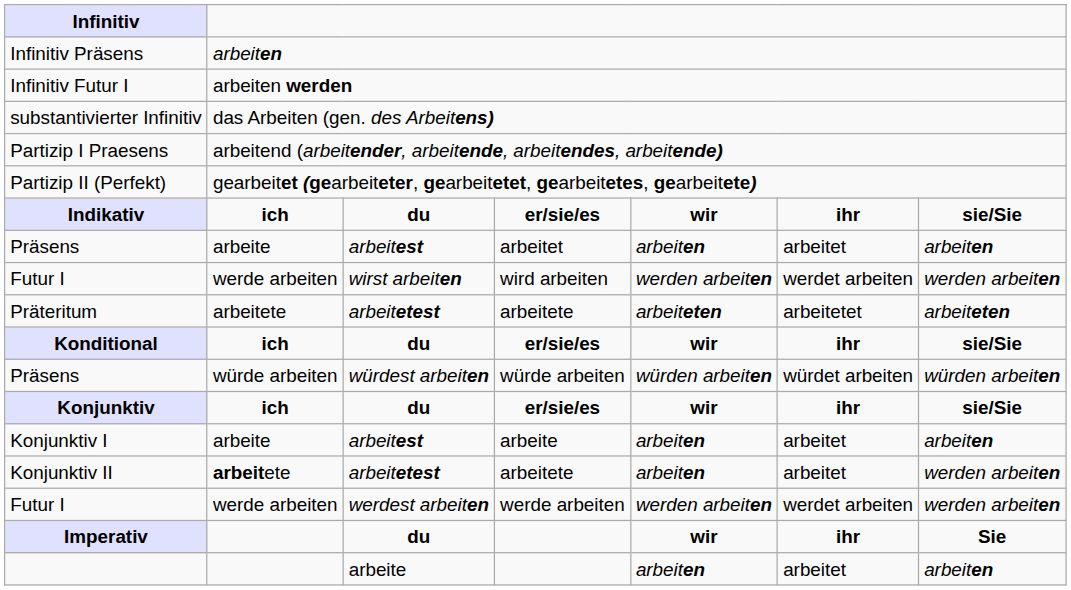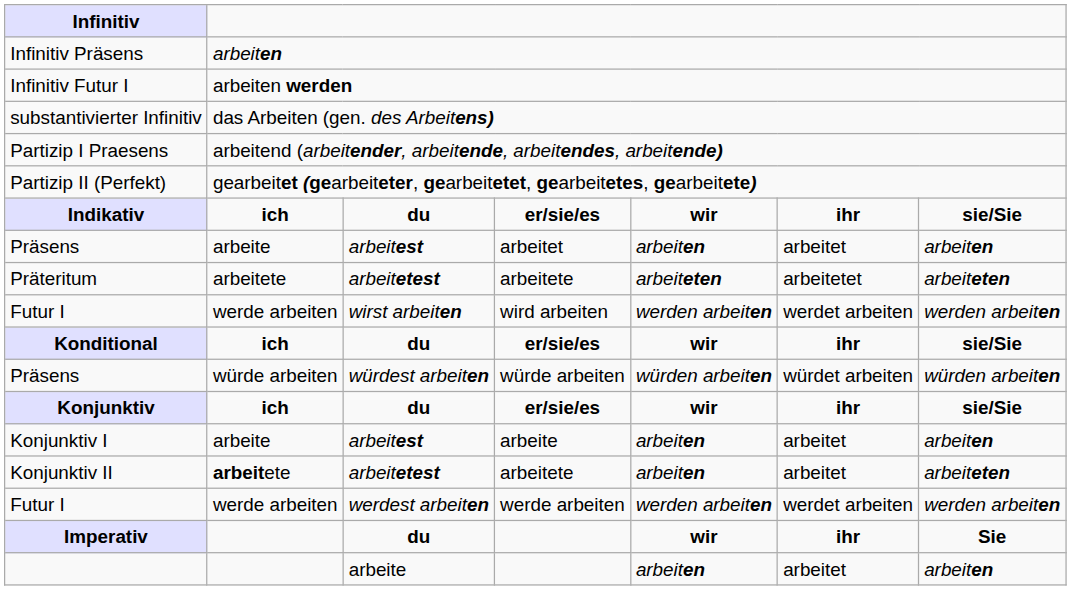rows swapped: (54, 311) <-> (37, 279)
(992, 472) werden arbeiten -> (967, 472) arbeiteten
